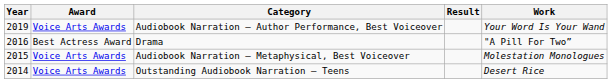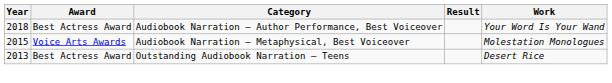(17, 27) 2019 -> (17, 27) 2018
(79, 27) Voice Arts Awards -> (82, 27) Best Actress Award
- row: (149, 41)
(17, 71) 2014 -> (17, 56) 2013
(79, 71) Voice Arts Awards -> (82, 56) Best Actress Award
